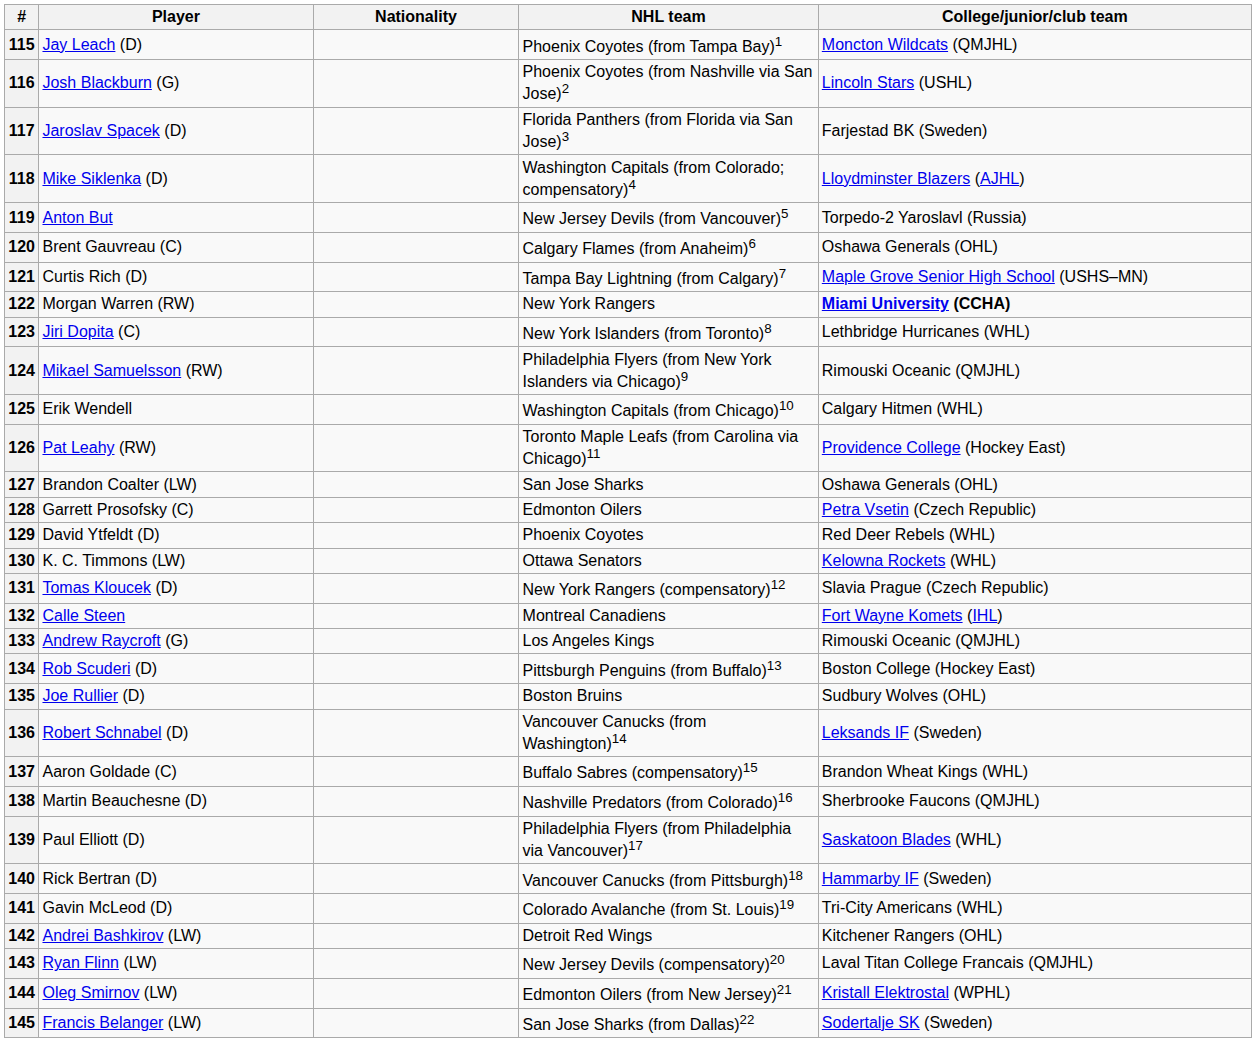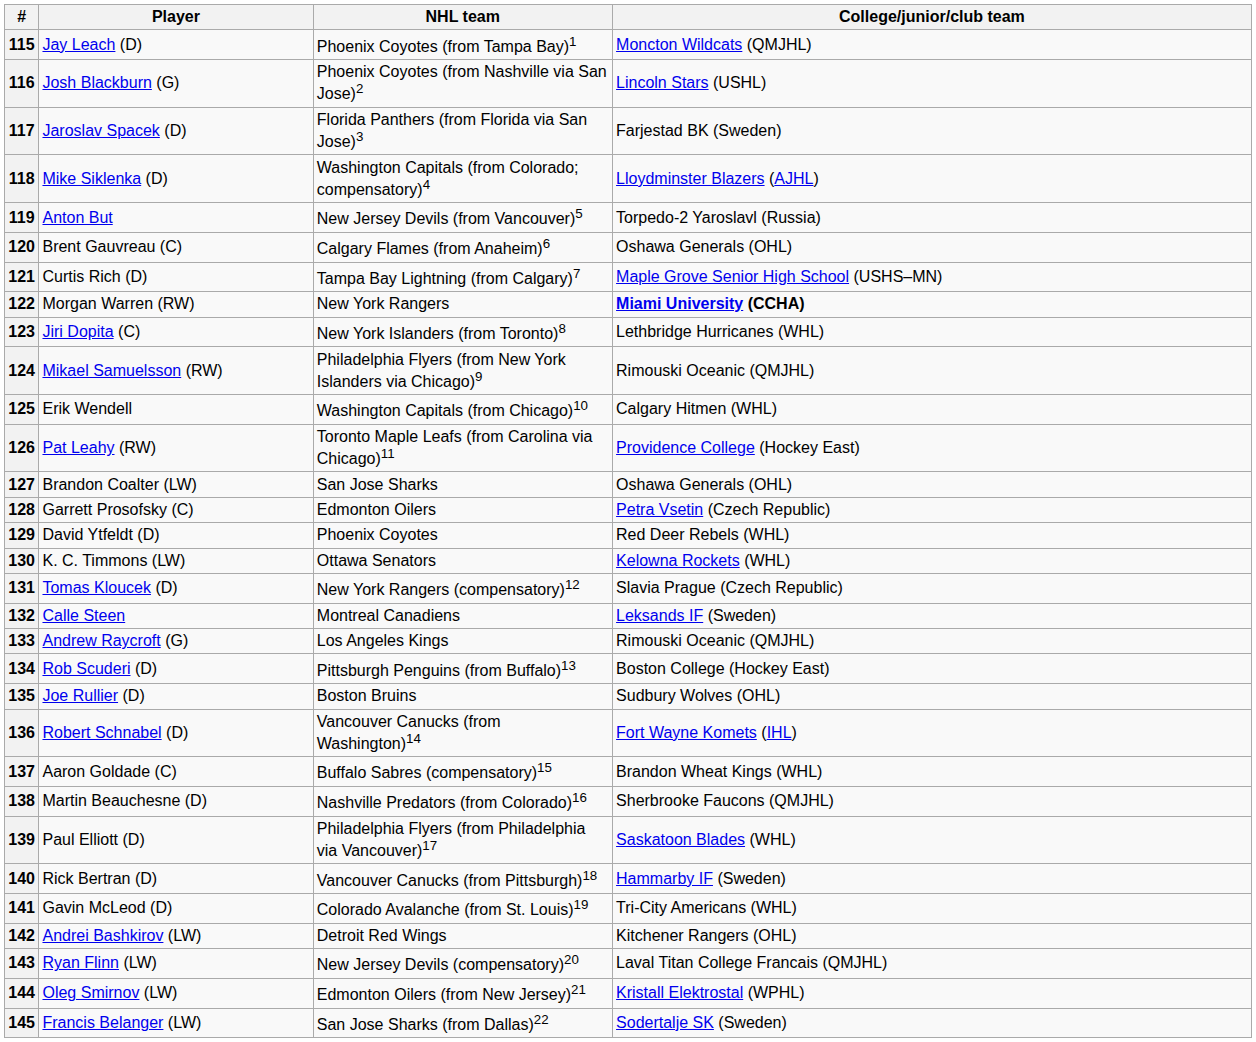- column: (416, 17)
(912, 615) Fort Wayne Komets (IHL) -> (696, 615) Leksands IF (Sweden)
(902, 732) Leksands IF (Sweden) -> (706, 732) Fort Wayne Komets (IHL)
